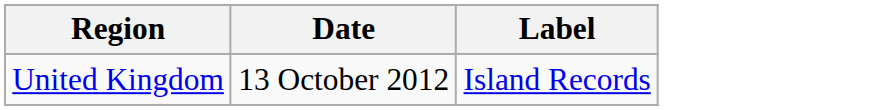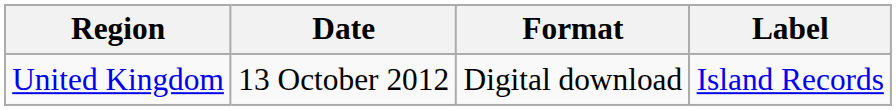+ column: (573, 29)
